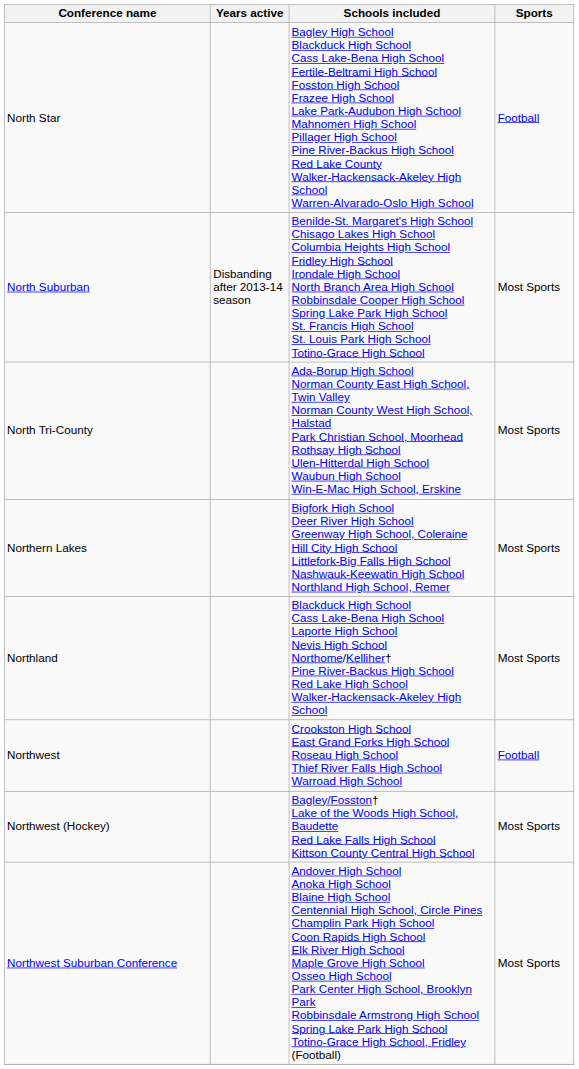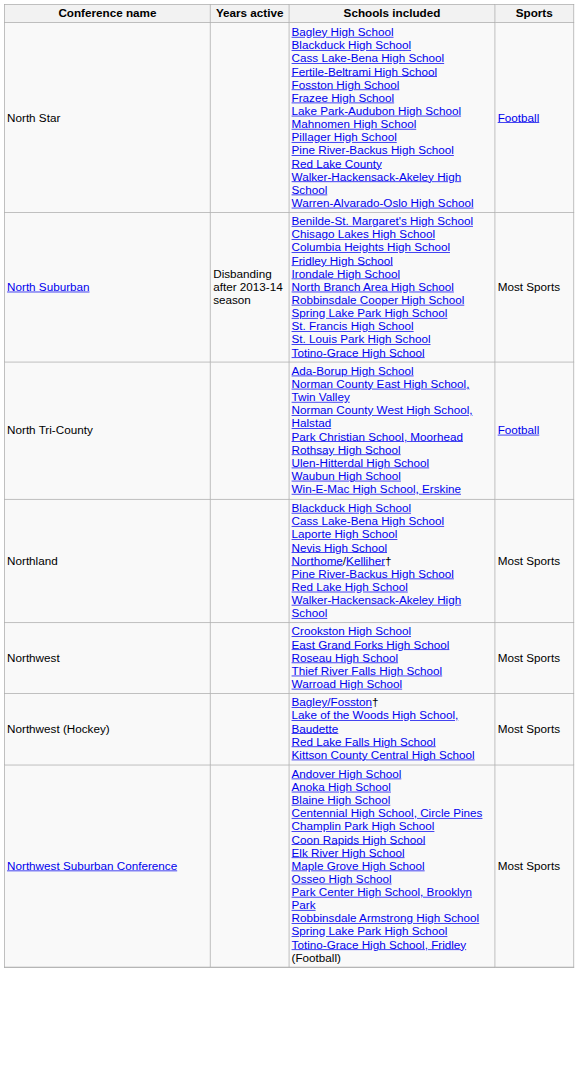(529, 430) Most Sports -> (518, 430) Football
- row: (47, 547)
(518, 755) Football -> (529, 658) Most Sports
